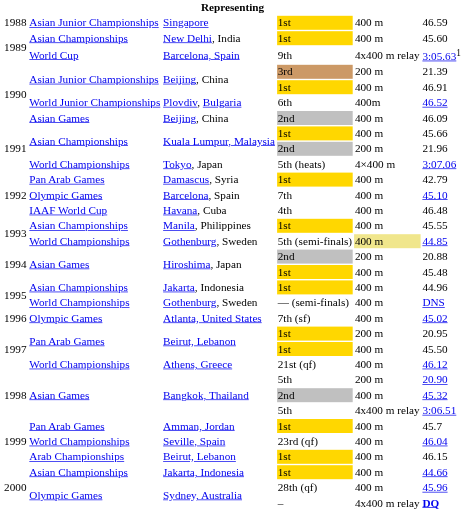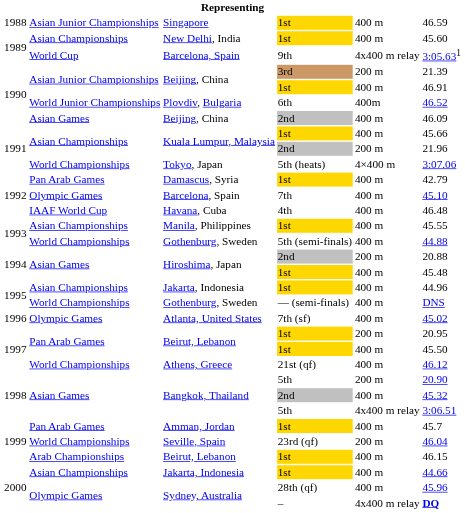(369, 241) khaki background -> (369, 241) no background
(435, 241) 44.85 -> (435, 241) 44.88
(369, 441) 400 m -> (369, 441) 200 m
